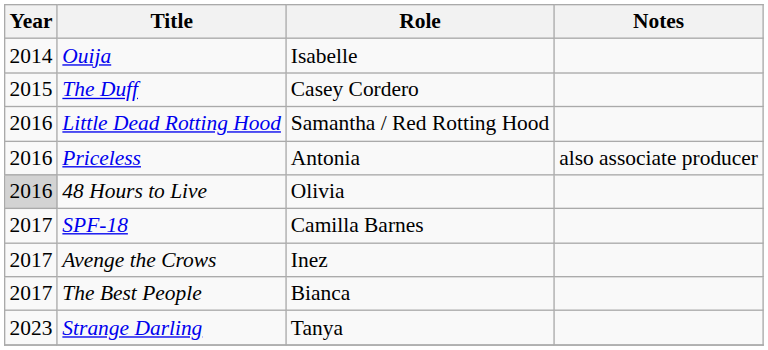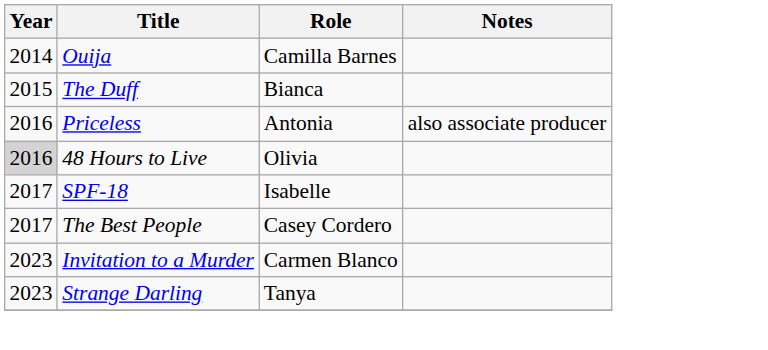(324, 55) Isabelle -> (330, 55) Camilla Barnes
(355, 89) Casey Cordero -> (294, 89) Bianca
- row: (172, 123)
(357, 225) Camilla Barnes -> (297, 191) Isabelle
- row: (139, 259)
(321, 293) Bianca -> (328, 225) Casey Cordero
+ row: (158, 259)
